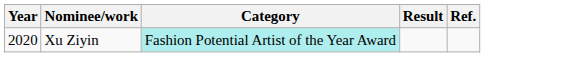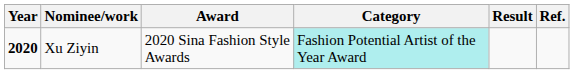+ column: (217, 16)
(23, 39) normal -> (23, 48) bold
